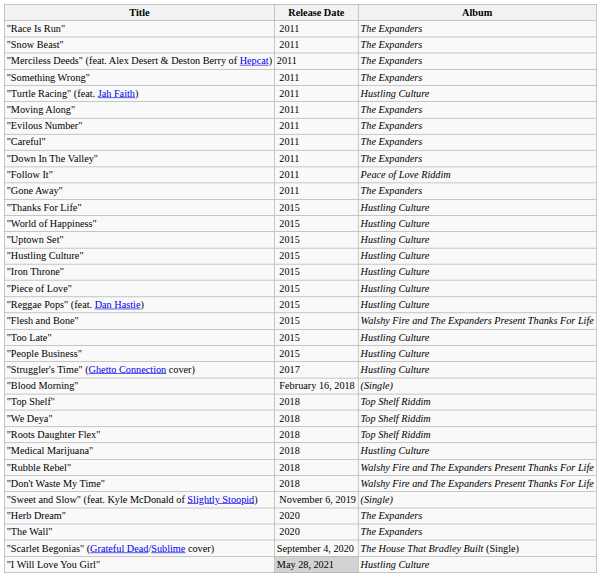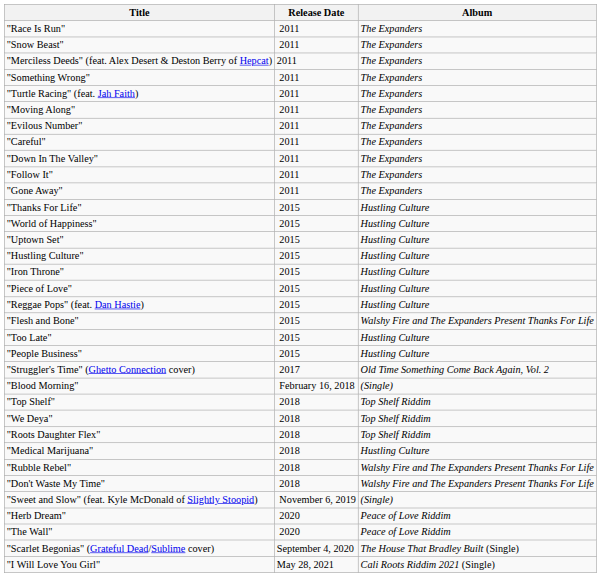(395, 93) Hustling Culture -> (391, 93) The Expanders
(406, 175) Peace of Love Riddim -> (391, 175) The Expanders
(395, 369) Hustling Culture -> (455, 369) Old Time Something Come Back Again, Vol. 2
(391, 516) The Expanders -> (406, 516) Peace of Love Riddim
(391, 532) The Expanders -> (406, 532) Peace of Love Riddim
(305, 564) lightgrey background -> (305, 564) no background
(395, 564) Hustling Culture -> (428, 564) Cali Roots Riddim 2021 (Single)
